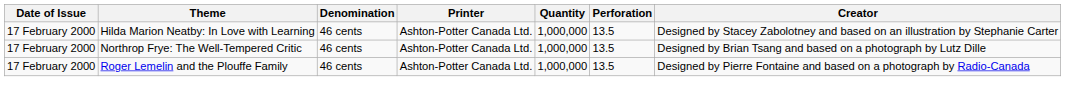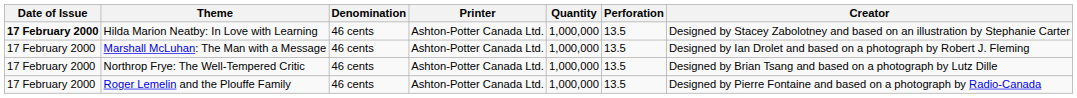(51, 31) normal -> (53, 31) bold
+ row: (215, 48)
